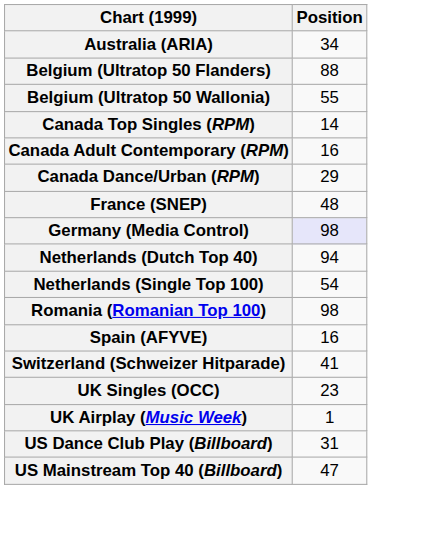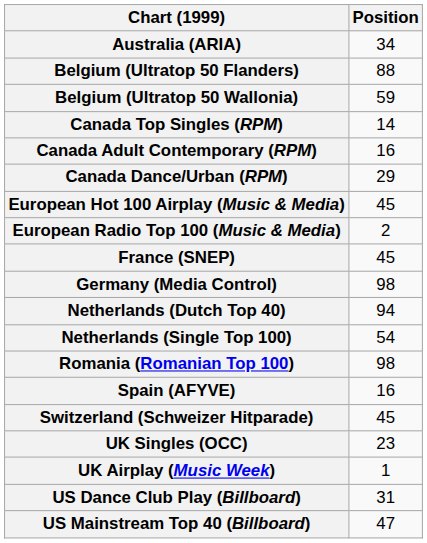(330, 97) 55 -> (386, 97) 59
+ row: (177, 204)
+ row: (177, 230)
(330, 204) 48 -> (386, 257) 45
(330, 230) lavender background -> (386, 284) no background
(330, 364) 41 -> (386, 417) 45
